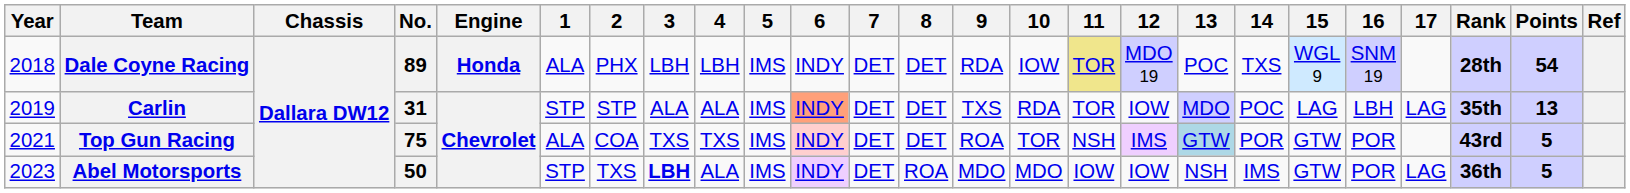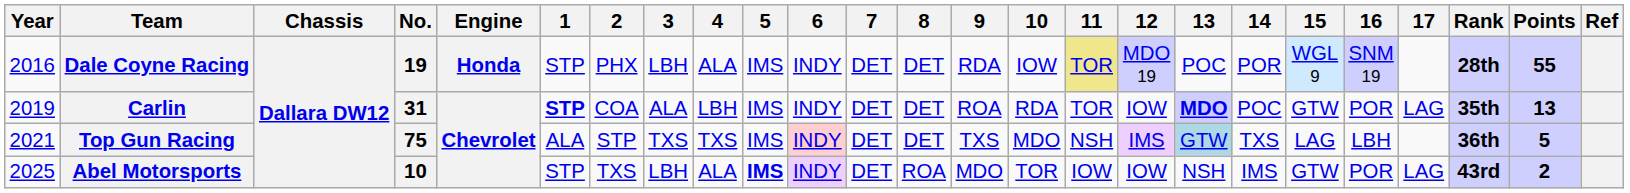(32, 64) 2018 -> (32, 64) 2016
(415, 64) 89 -> (415, 64) 19
(565, 64) ALA -> (565, 64) STP
(720, 64) LBH -> (718, 64) ALA
(1262, 64) TXS -> (1259, 64) POR
(1547, 64) 54 -> (1544, 64) 55
(565, 107) normal -> (565, 107) bold
(617, 107) STP -> (617, 107) COA
(720, 107) ALA -> (718, 107) LBH
(820, 107) lightsalmon background -> (817, 107) no background
(982, 107) TXS -> (979, 107) ROA
(1206, 107) normal -> (1204, 107) bold
(1317, 107) LAG -> (1315, 107) GTW
(1373, 107) LBH -> (1371, 107) POR
(617, 139) COA -> (617, 139) STP
(982, 139) ROA -> (979, 139) TXS
(1039, 139) TOR -> (1037, 139) MDO
(1262, 139) POR -> (1259, 139) TXS
(1317, 139) GTW -> (1315, 139) LAG
(1373, 139) POR -> (1371, 139) LBH
(1481, 139) 43rd -> (1479, 139) 36th
(32, 172) 2023 -> (32, 172) 2025
(415, 172) 50 -> (415, 172) 10
(669, 172) bold -> (668, 172) normal
(767, 172) normal -> (765, 172) bold
(1039, 172) MDO -> (1037, 172) TOR
(1481, 172) 36th -> (1479, 172) 43rd
(1547, 172) 5 -> (1544, 172) 2
